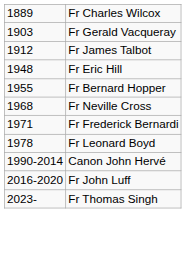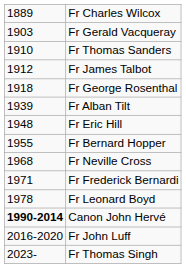+ row: (120, 50)
+ row: (123, 87)
+ row: (99, 106)
(35, 161) normal -> (35, 217) bold
